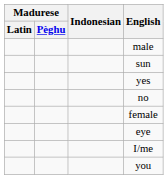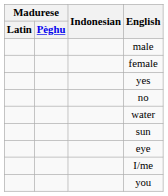rows swapped: (143, 115) <-> (143, 64)
+ row: (143, 115)
